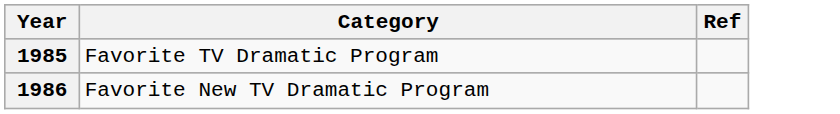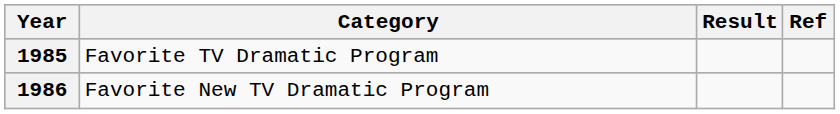+ column: (740, 22)
